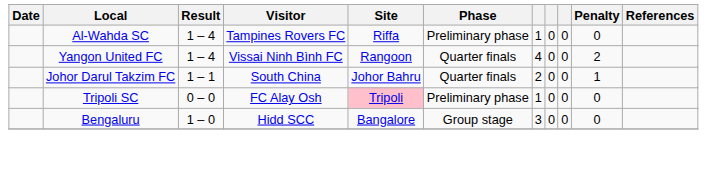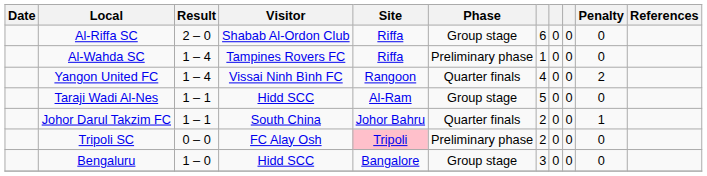+ row: (106, 36)
+ row: (106, 98)
(538, 98) 1 -> (543, 139) 2
